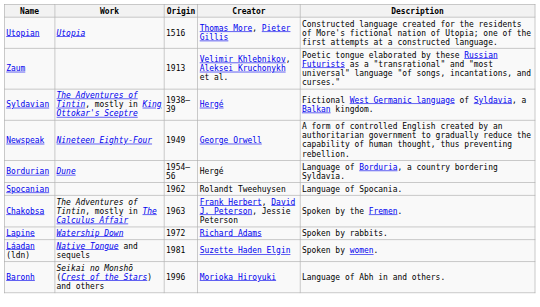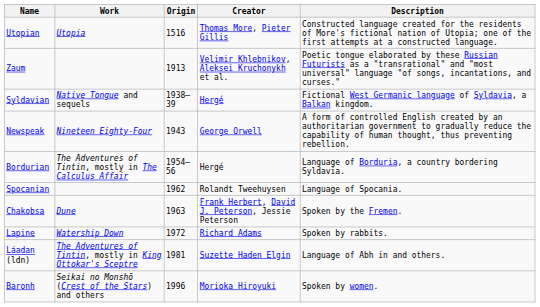(109, 104) The Adventures of Tintin, mostly in King Ottokar's Sceptre -> (97, 100) Native Tongue and sequels
(176, 140) 1949 -> (176, 131) 1943
(66, 171) Dune -> (107, 167) The Adventures of Tintin, mostly in The Calculus Affair
(107, 211) The Adventures of Tintin, mostly in The Calculus Affair -> (66, 211) Dune
(97, 251) Native Tongue and sequels -> (109, 255) The Adventures of Tintin, mostly in King Ottokar's Sceptre
(340, 251) Spoken by women. -> (374, 255) Language of Abh in and others.
(374, 277) Language of Abh in and others. -> (340, 286) Spoken by women.
